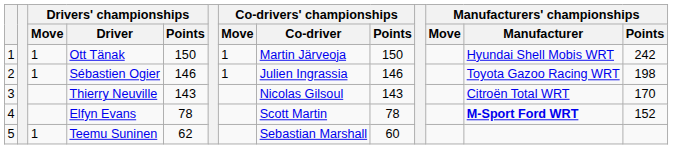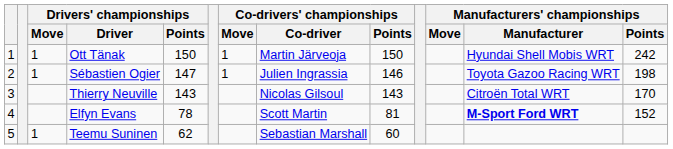(185, 74) 146 -> (185, 74) 147
(392, 114) 78 -> (392, 114) 81
